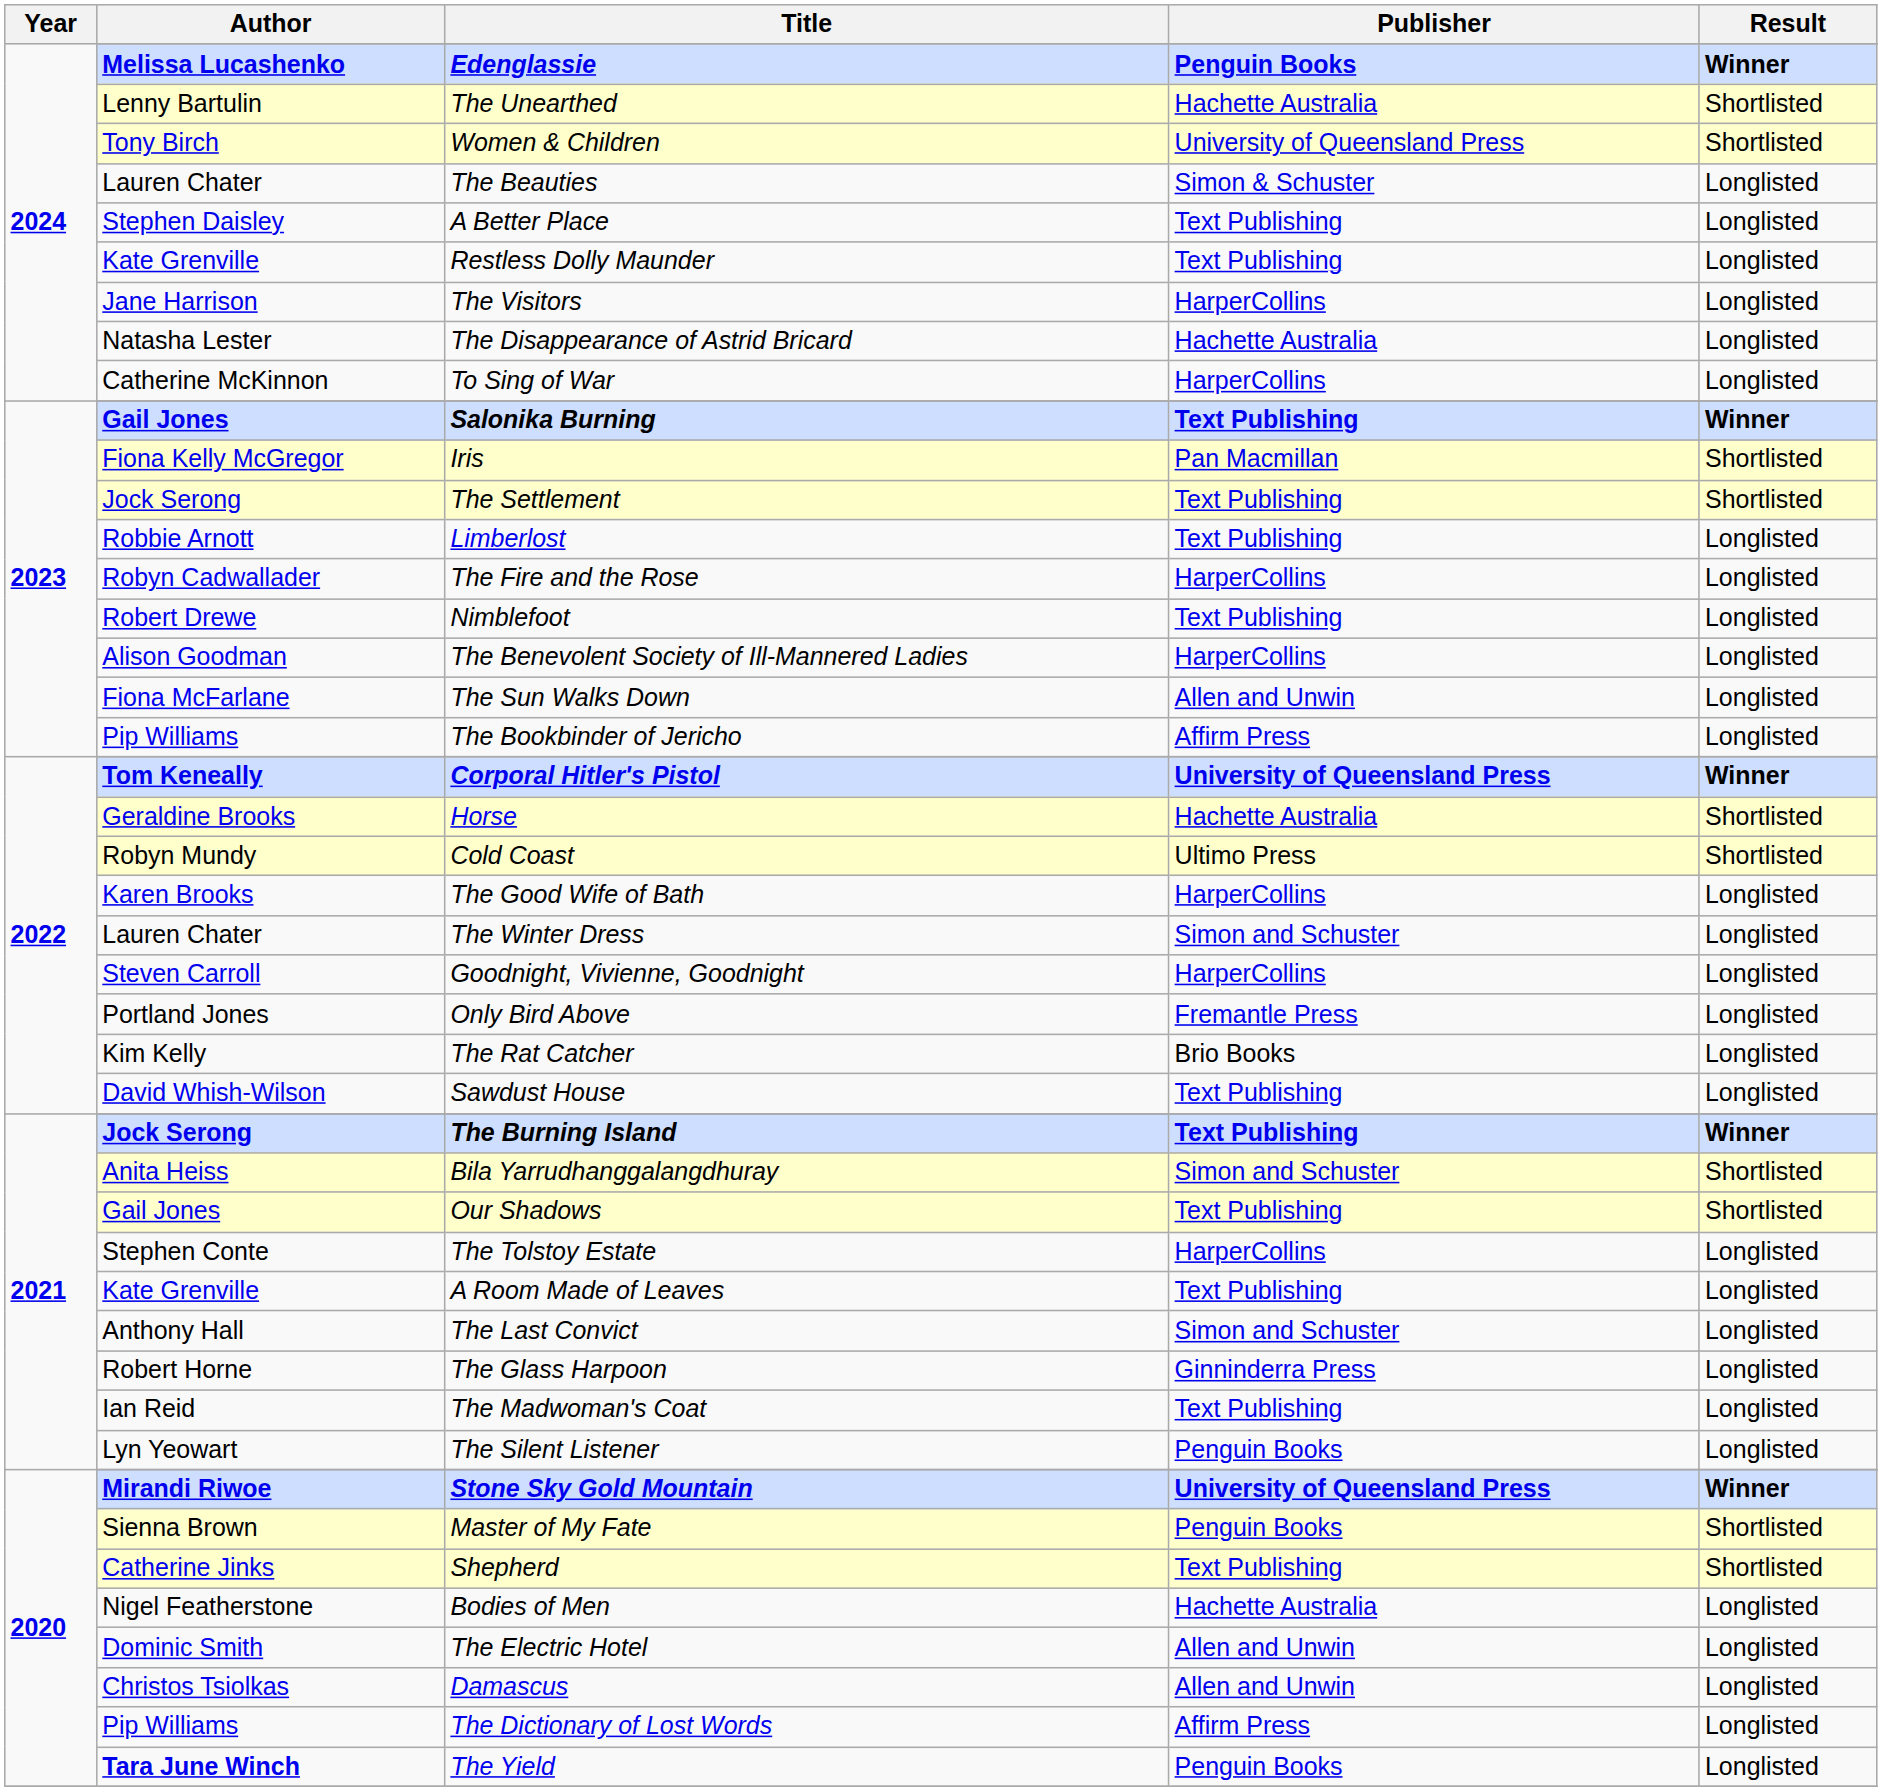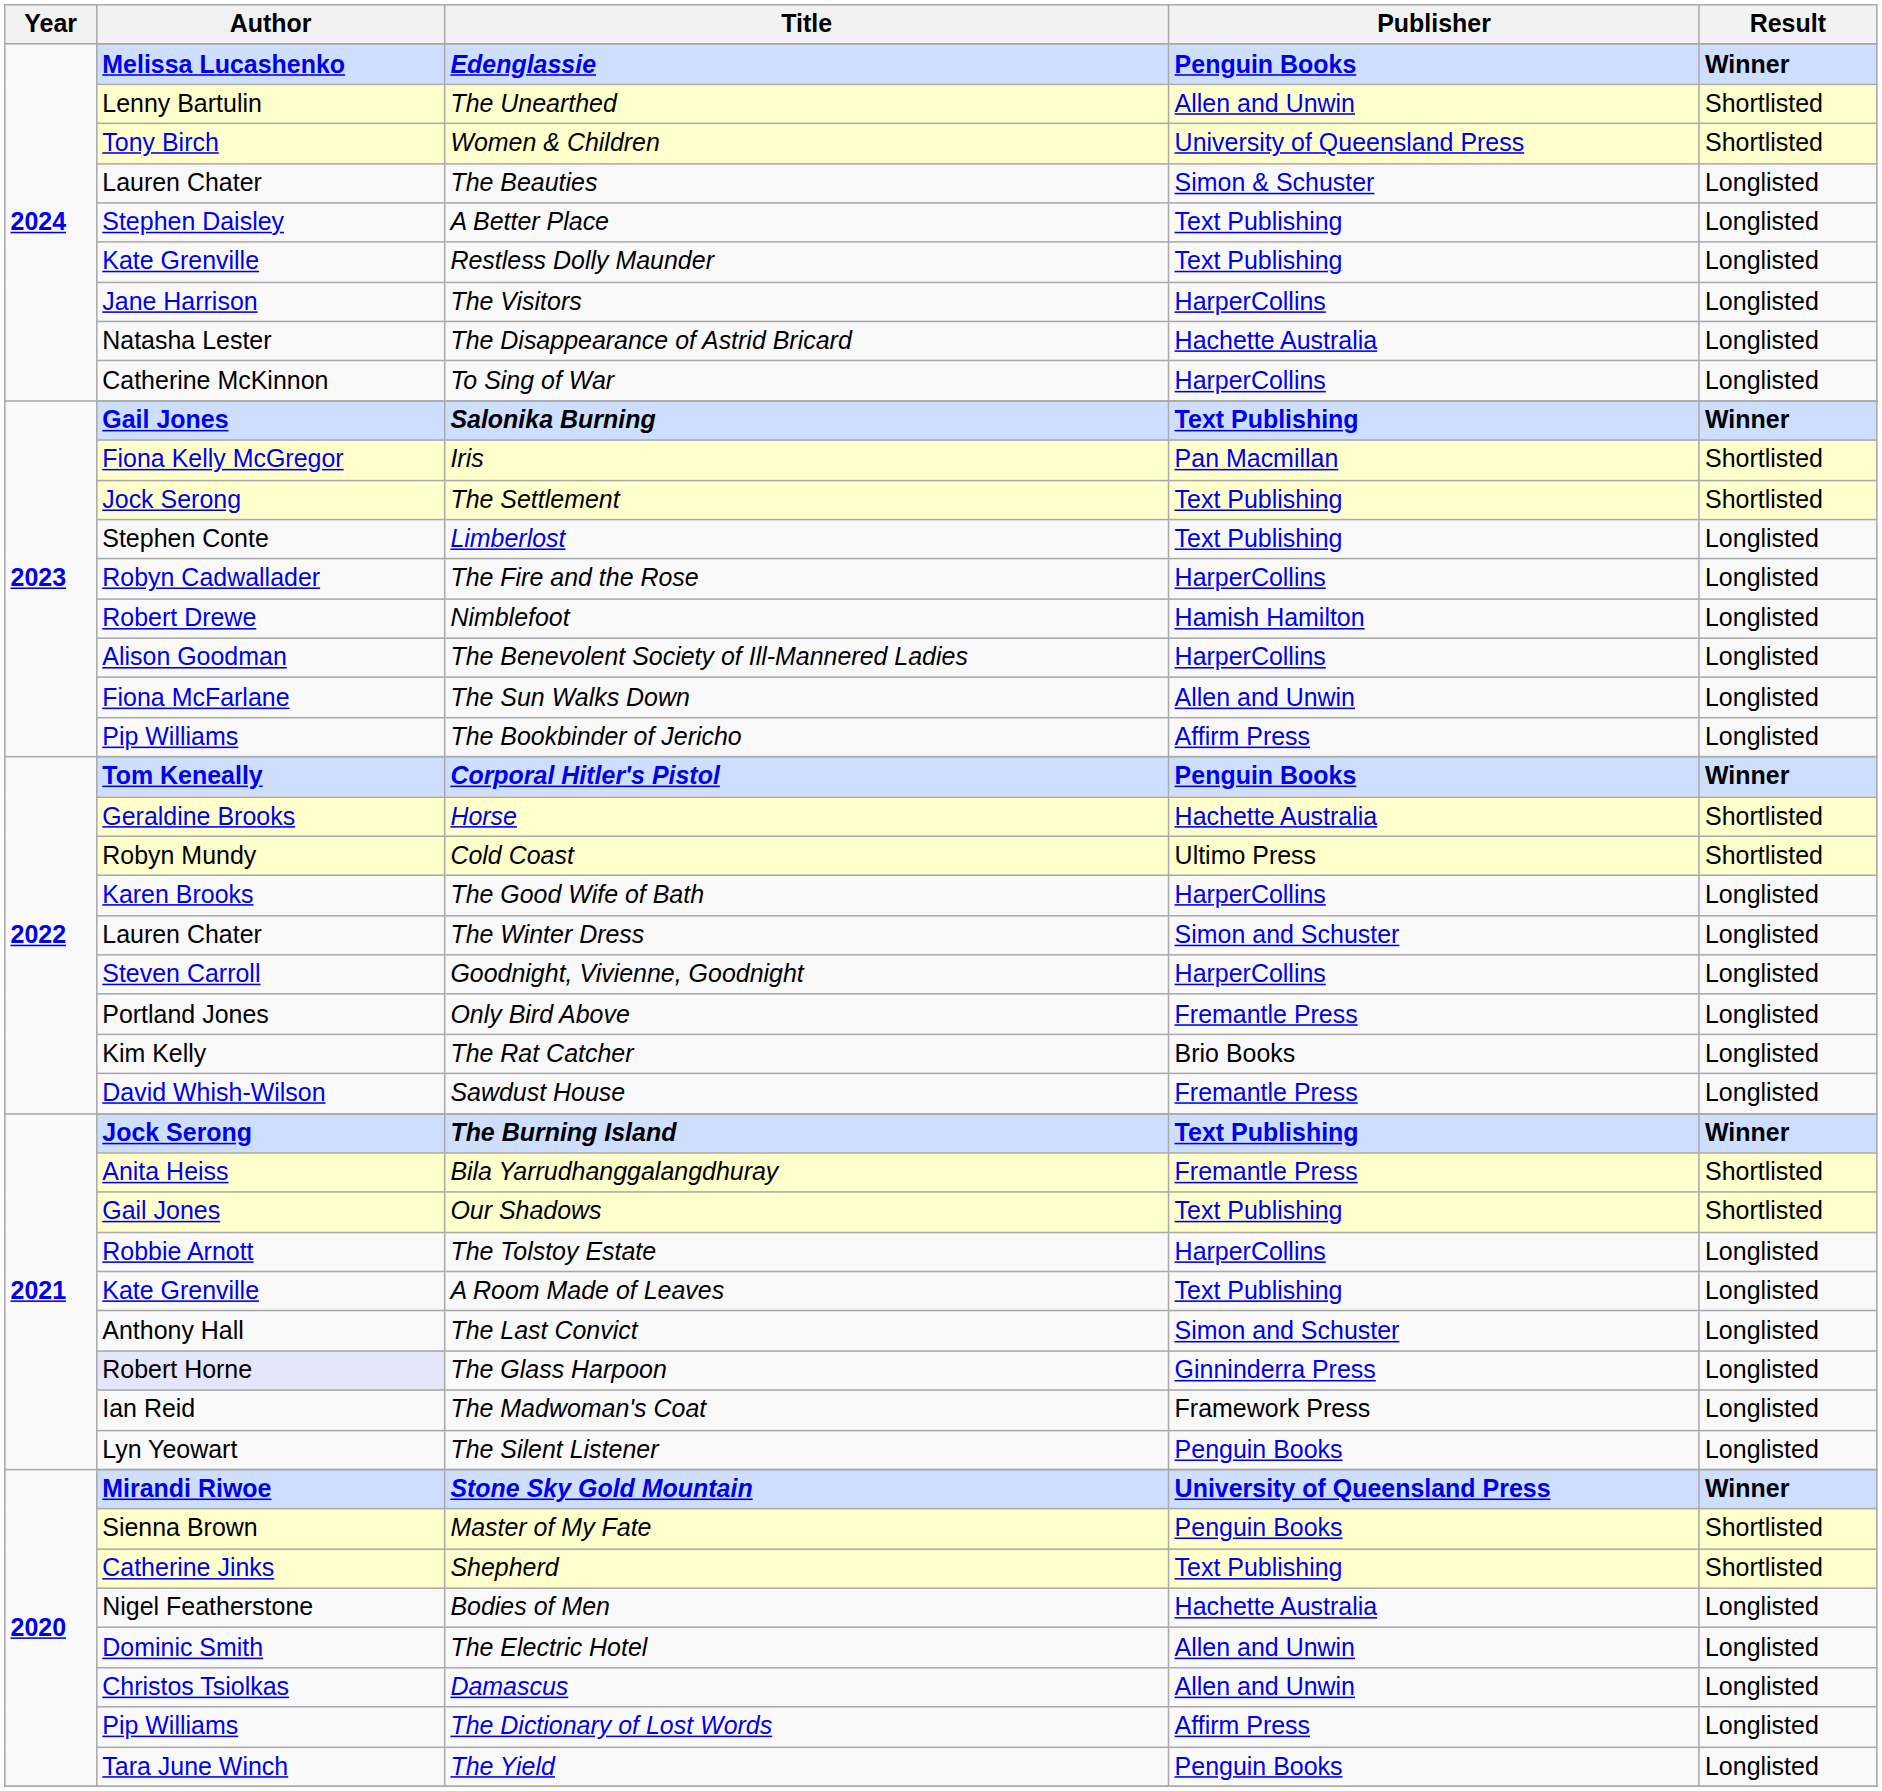(1276, 103) Hachette Australia -> (1265, 103) Allen and Unwin
(178, 538) Robbie Arnott -> (186, 538) Stephen Conte
(1259, 618) Text Publishing -> (1270, 618) Hamish Hamilton
(1363, 776) University of Queensland Press -> (1265, 776) Penguin Books
(1259, 1093) Text Publishing -> (1266, 1093) Fremantle Press
(1287, 1172) Simon and Schuster -> (1266, 1172) Fremantle Press
(186, 1251) Stephen Conte -> (178, 1251) Robbie Arnott
(177, 1370) no background -> (177, 1370) lavender background
(1259, 1409) Text Publishing -> (1272, 1409) Framework Press
(201, 1766) bold -> (195, 1766) normal
